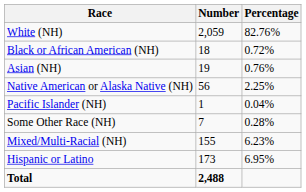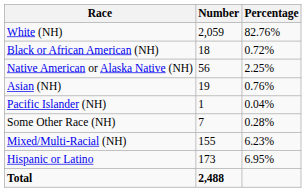rows swapped: (100, 86) <-> (34, 68)
